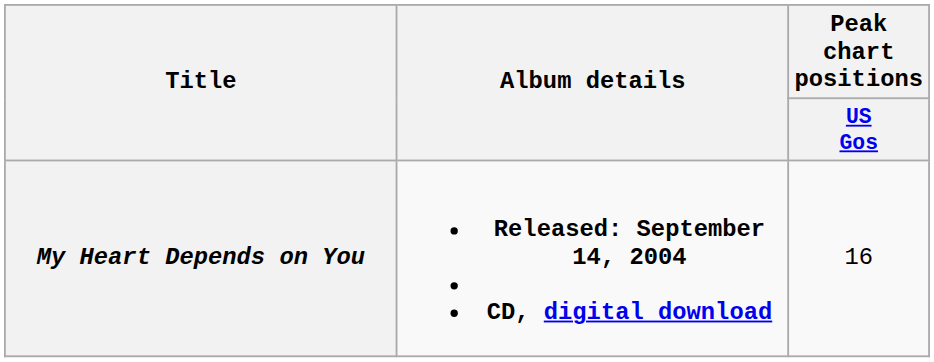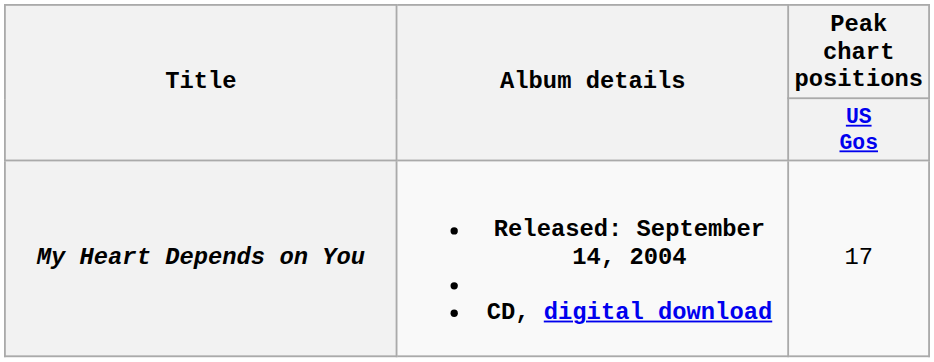(859, 258) 16 -> (859, 258) 17
